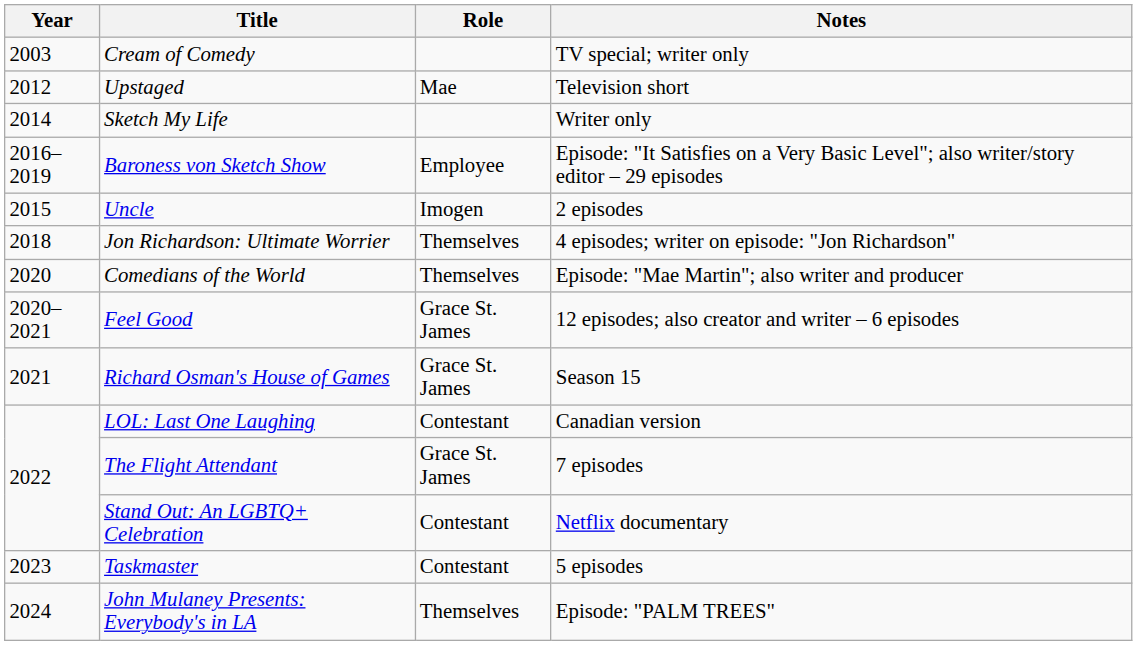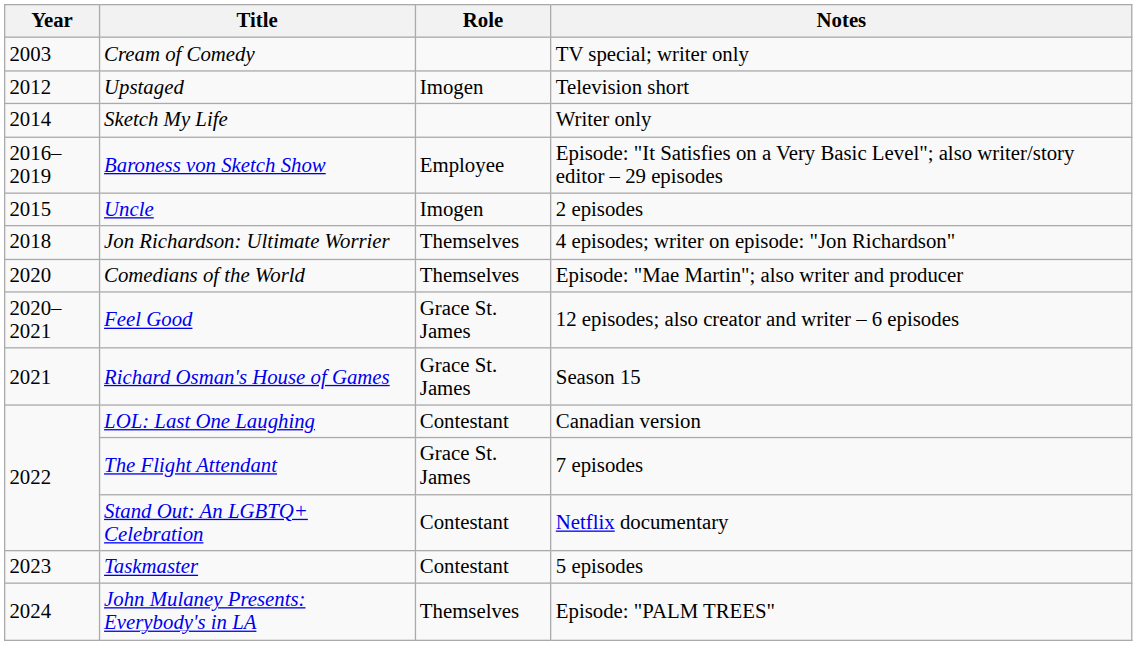(438, 86) Mae -> (452, 86) Imogen
